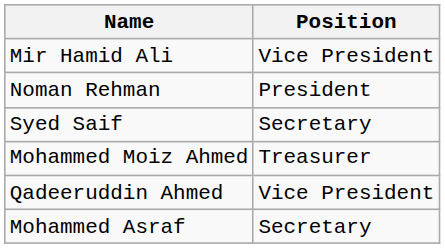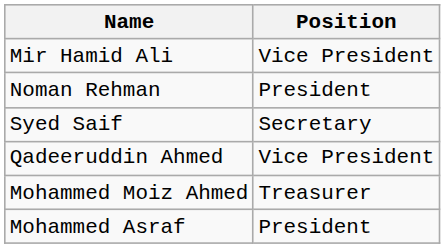rows swapped: (117, 192) <-> (129, 158)
(315, 227) Secretary -> (315, 227) President
